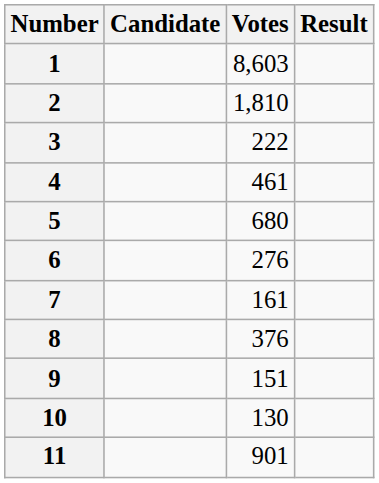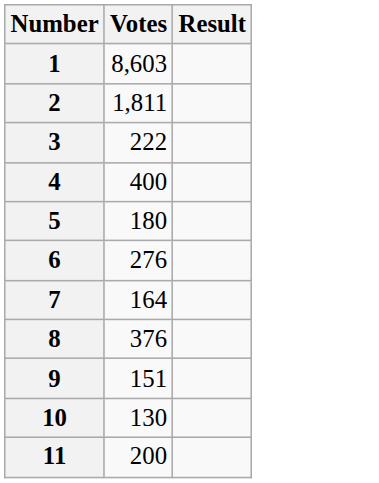- column: (165, 24)
(261, 102) 1,810 -> (140, 102) 1,811
(270, 181) 461 -> (148, 181) 400
(270, 220) 680 -> (148, 220) 180
(270, 299) 161 -> (148, 299) 164
(270, 456) 901 -> (148, 456) 200
